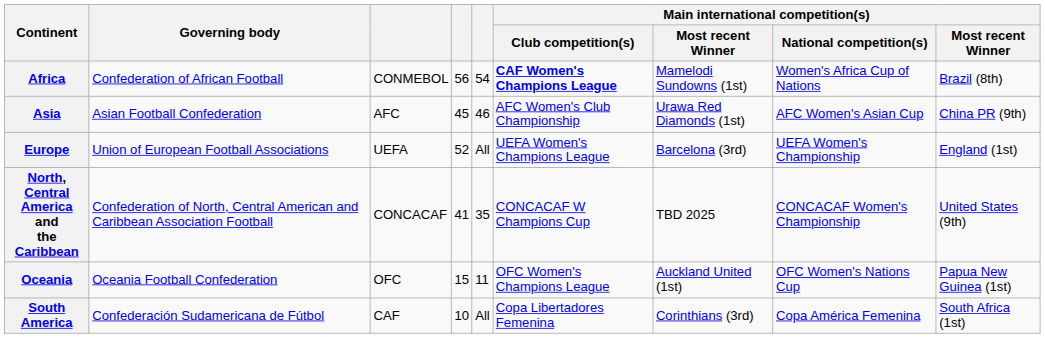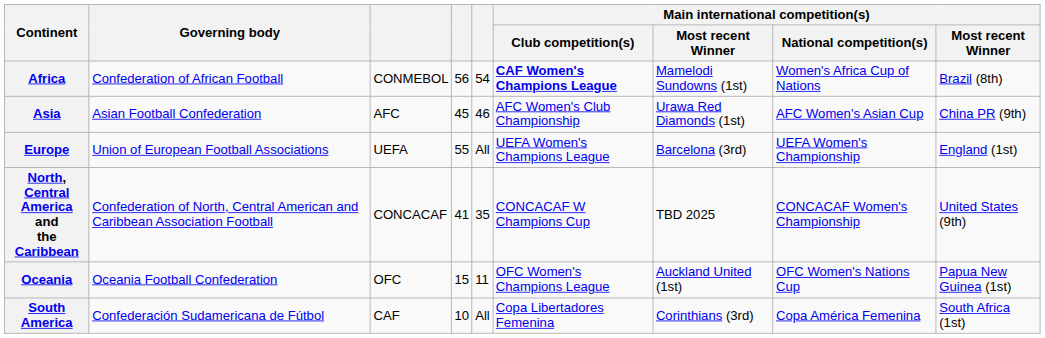(462, 149) 52 -> (462, 149) 55
